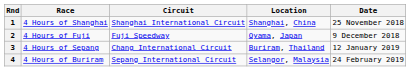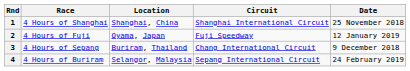columns swapped: (178, 11) <-> (289, 11)
(366, 35) 9 December 2018 -> (366, 35) 12 January 2019
(366, 48) 12 January 2019 -> (366, 48) 9 December 2018
